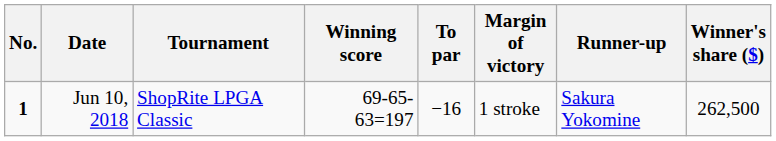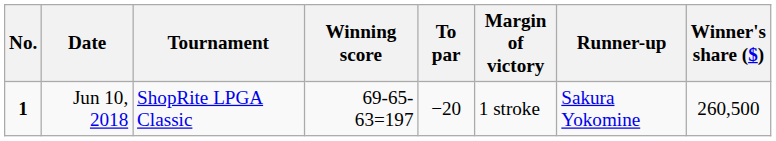(446, 108) −16 -> (446, 108) −20
(728, 108) 262,500 -> (728, 108) 260,500
